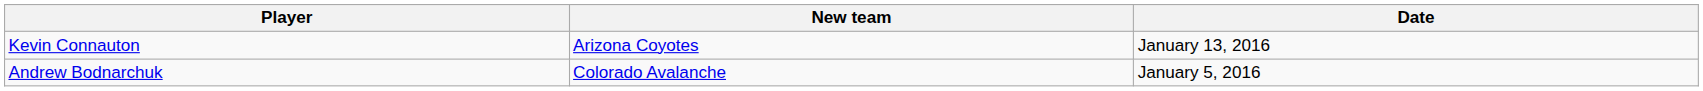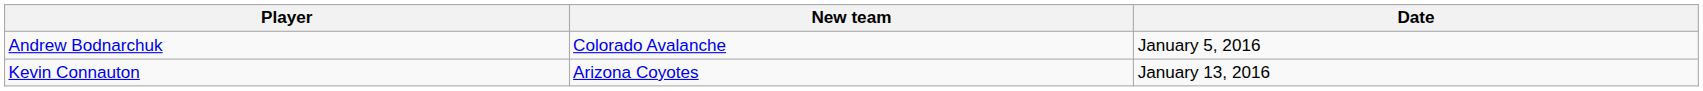rows swapped: (86, 72) <-> (74, 45)
